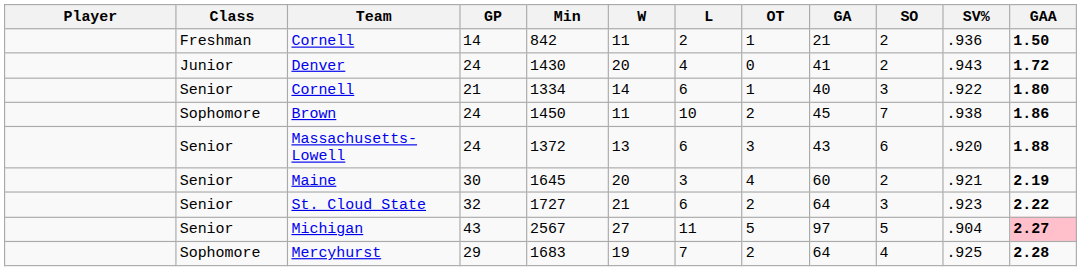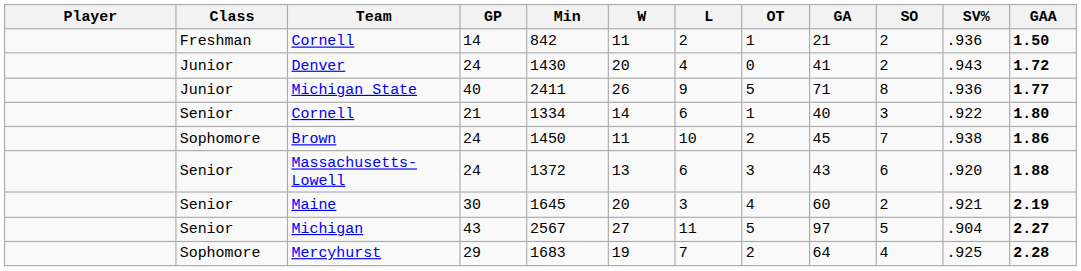+ row: (354, 90)
- row: (359, 205)
(1031, 229) pink background -> (1031, 229) no background
